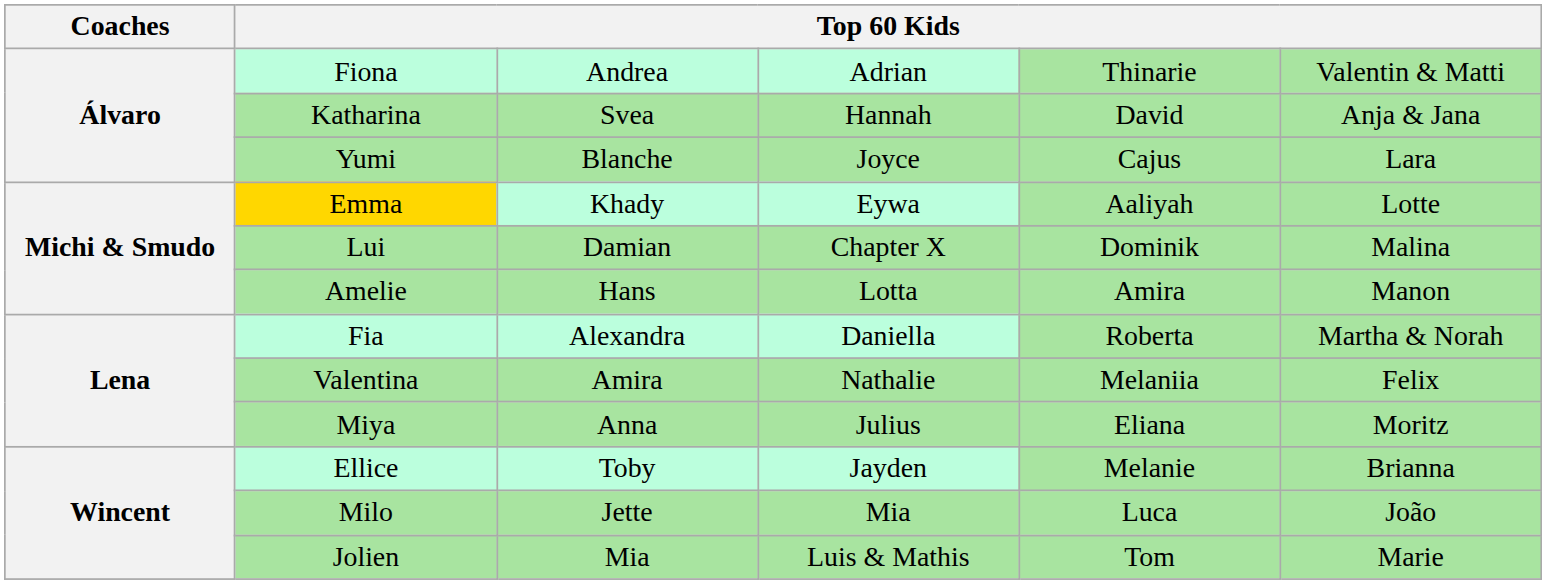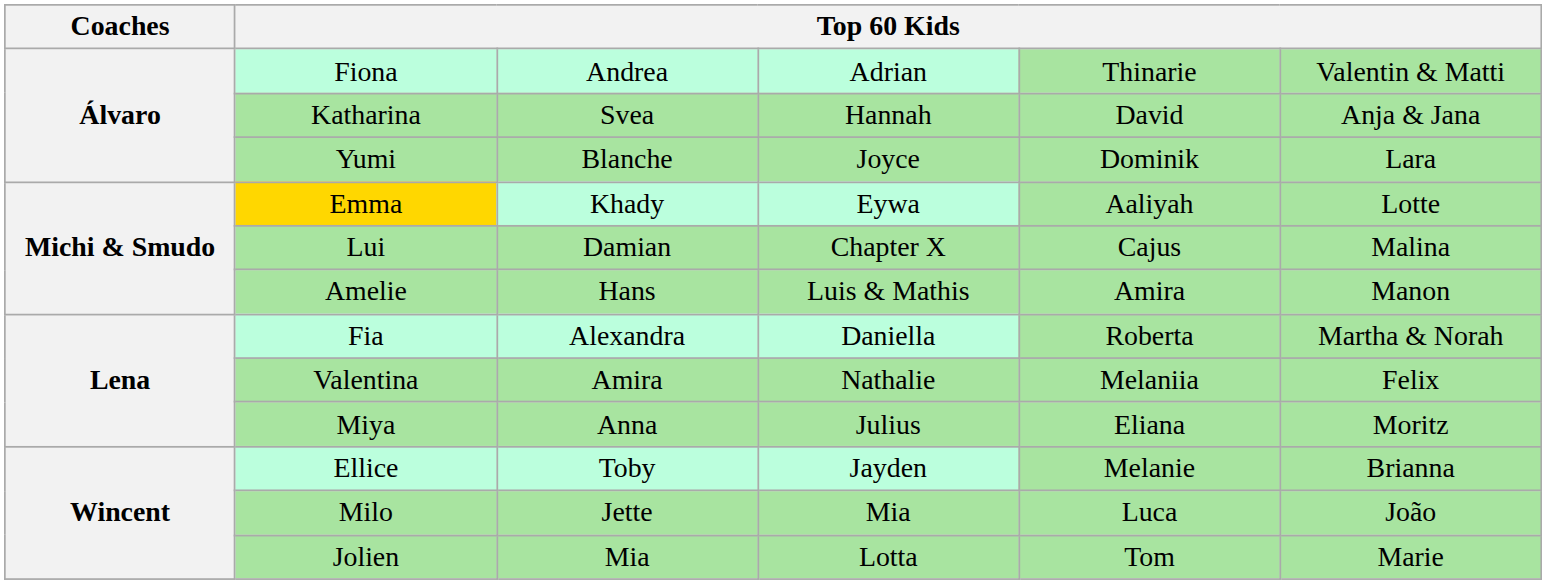(1149, 159) Cajus -> (1149, 159) Dominik
(1149, 247) Dominik -> (1149, 247) Cajus
(888, 291) Lotta -> (888, 291) Luis & Mathis
(888, 556) Luis & Mathis -> (888, 556) Lotta
